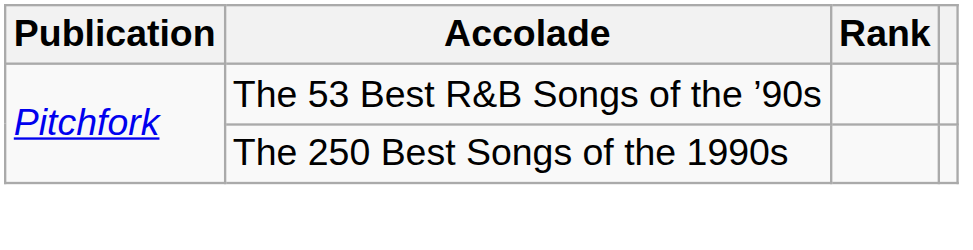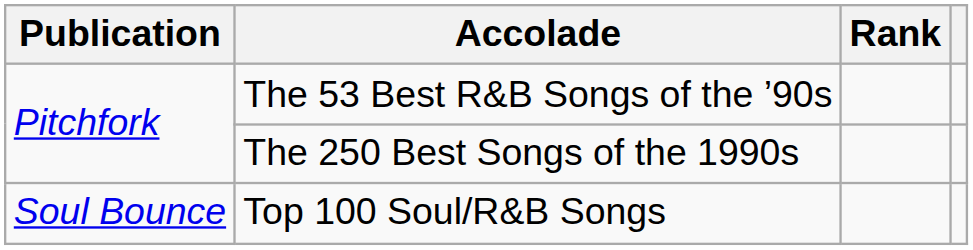+ row: (455, 212)
